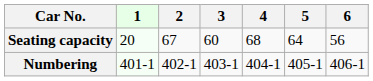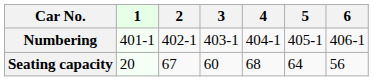rows swapped: (60, 64) <-> (60, 40)
